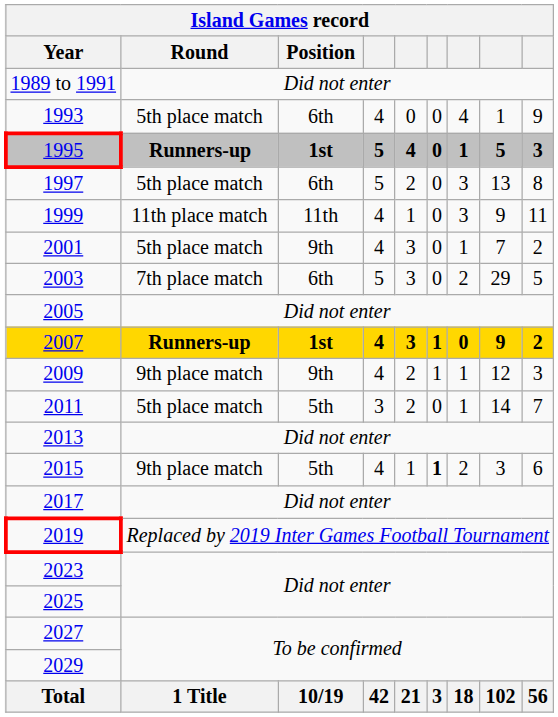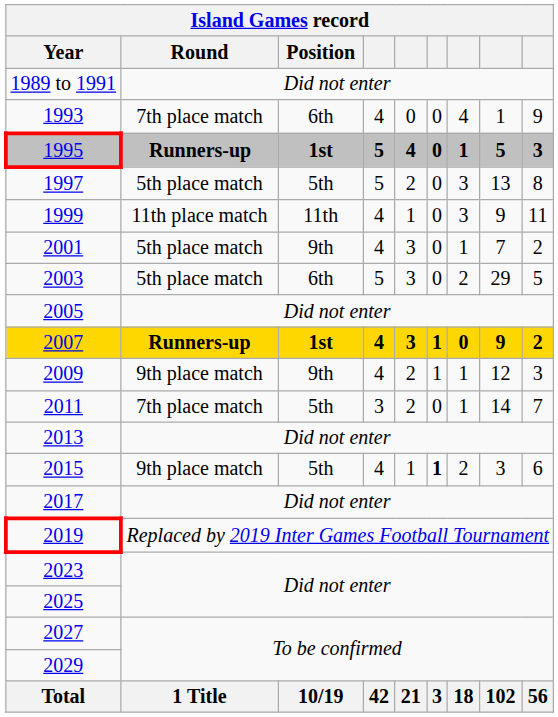(199, 116) 5th place match -> (199, 116) 7th place match
(321, 183) 6th -> (321, 183) 5th
(199, 279) 7th place match -> (199, 279) 5th place match
(199, 405) 5th place match -> (199, 405) 7th place match
